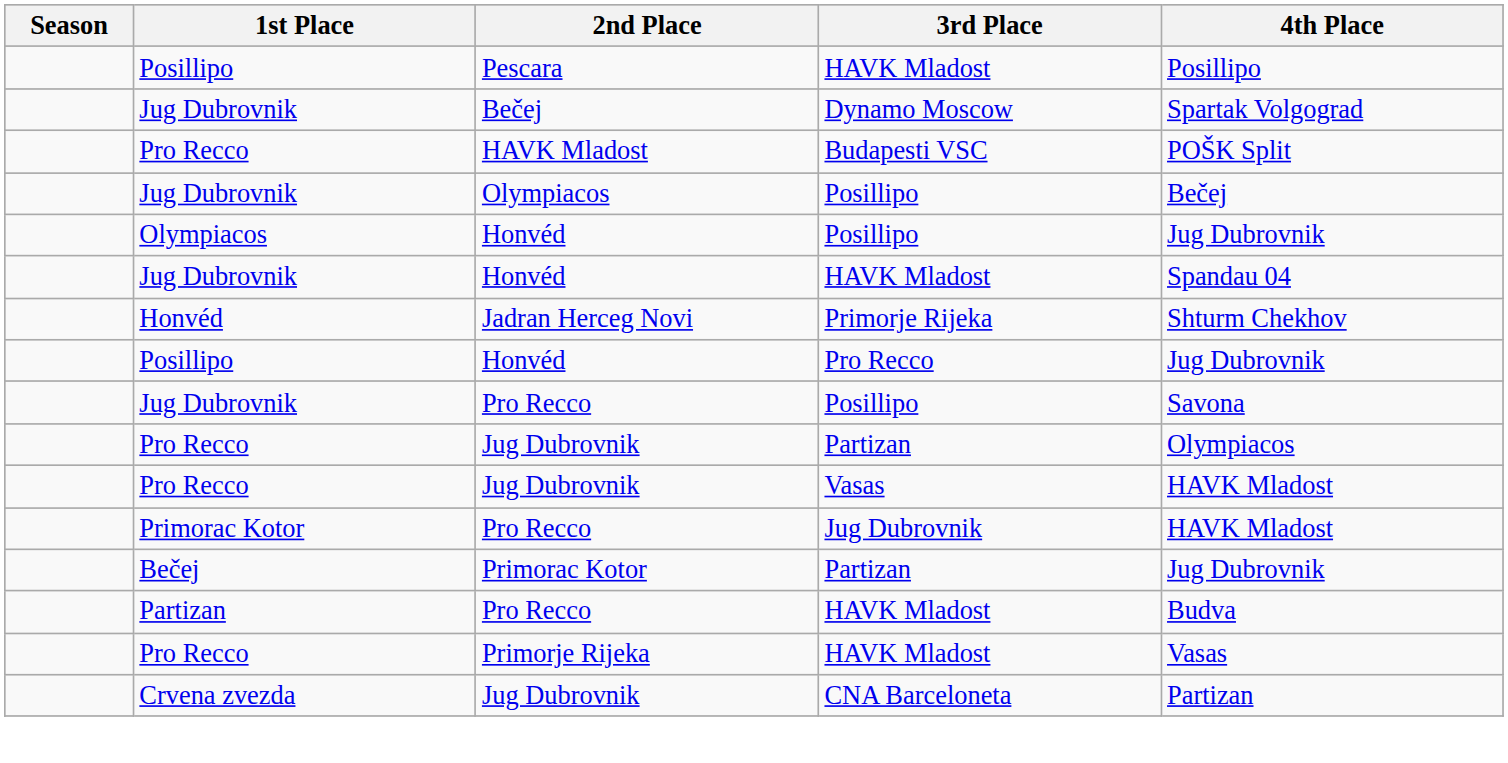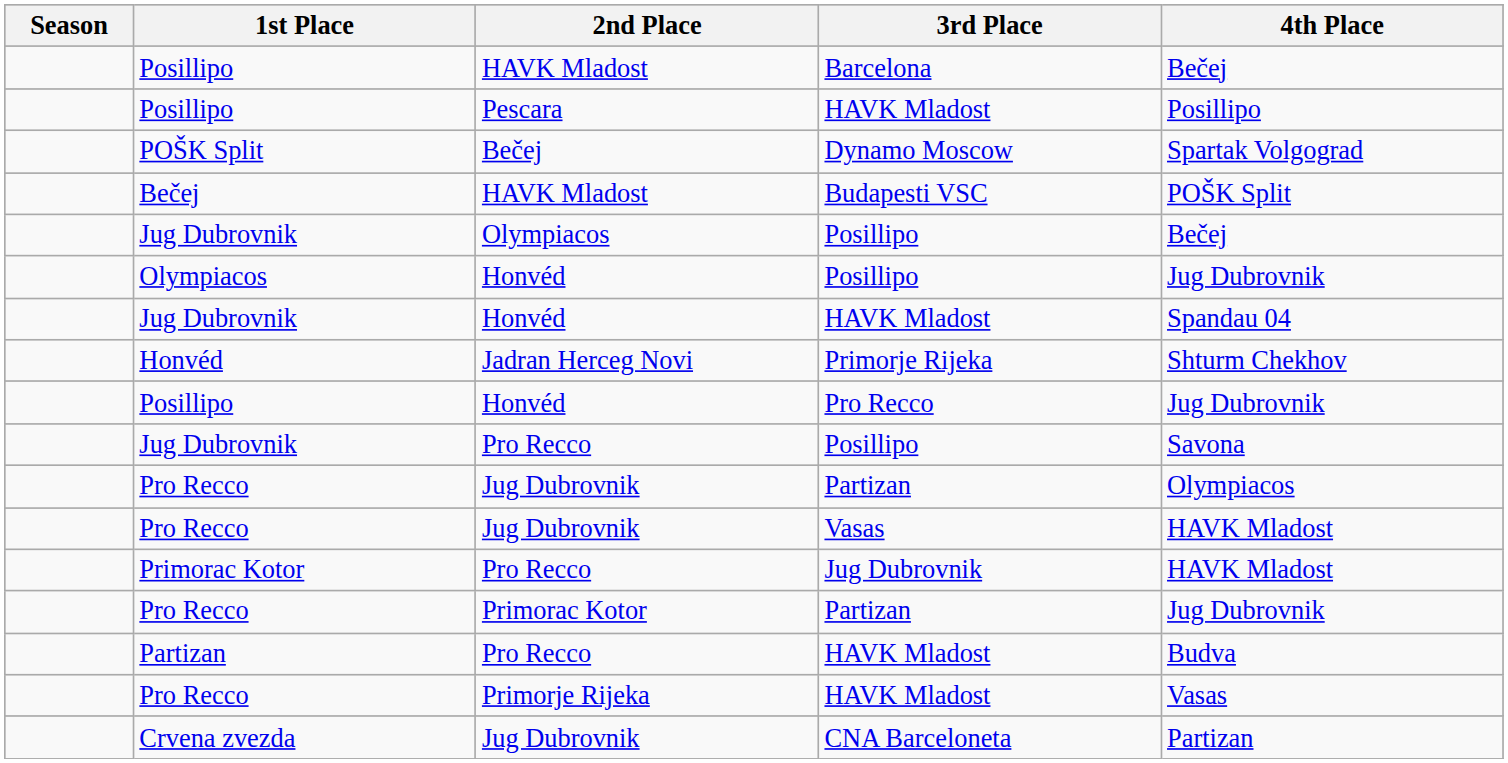+ row: (565, 67)
(218, 109) Jug Dubrovnik -> (201, 151) POŠK Split
(194, 151) Pro Recco -> (169, 192) Bečej
(169, 569) Bečej -> (194, 611) Pro Recco
